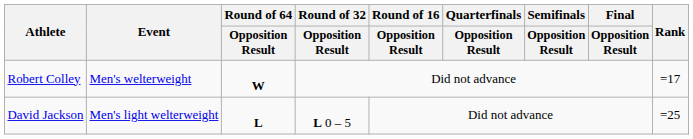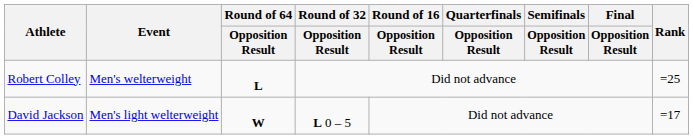(258, 86) W -> (258, 86) L
(670, 79) =17 -> (670, 79) =25
(258, 123) L -> (258, 123) W
(670, 115) =25 -> (670, 115) =17
